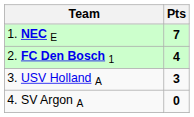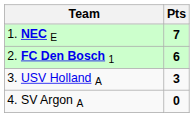(176, 57) 4 -> (176, 57) 6
